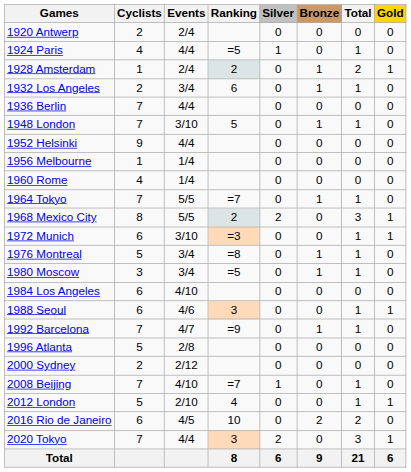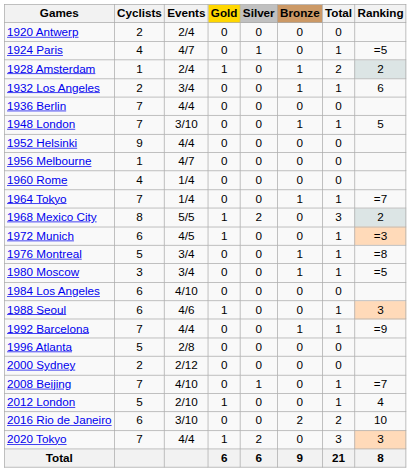columns swapped: (390, 13) <-> (234, 13)
(186, 50) 4/4 -> (186, 50) 4/7
(186, 161) 1/4 -> (186, 161) 4/7
(186, 198) 5/5 -> (186, 198) 1/4
(186, 236) 3/10 -> (186, 236) 4/5
(186, 328) 4/7 -> (186, 328) 4/4
(186, 421) 4/5 -> (186, 421) 3/10
